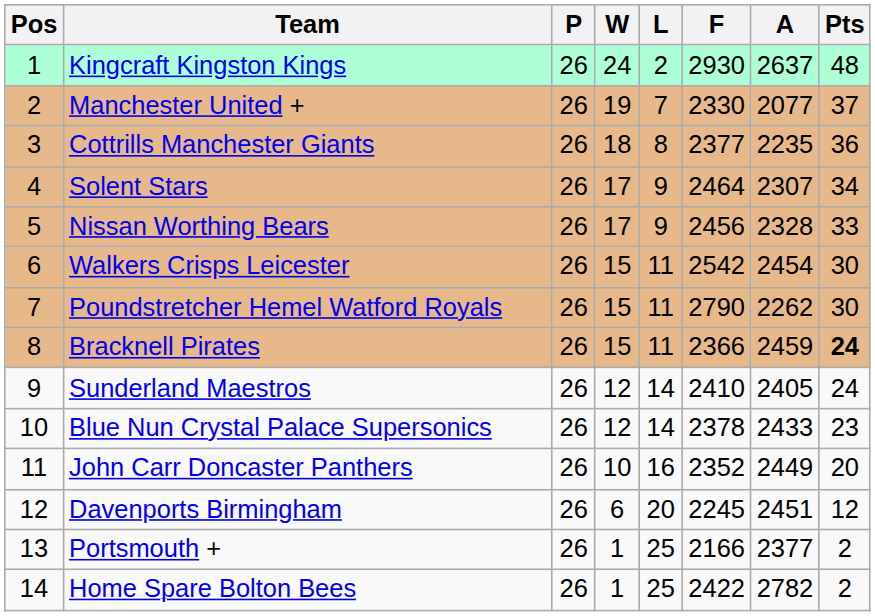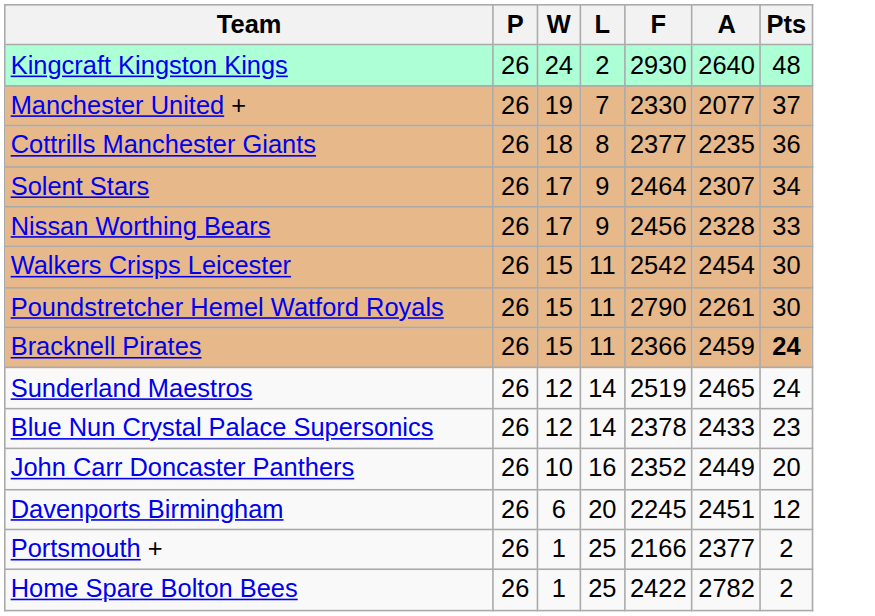- column: (34, 24)
(785, 65) 2637 -> (727, 65) 2640
(785, 307) 2262 -> (727, 307) 2261
(717, 387) 2410 -> (658, 387) 2519
(785, 387) 2405 -> (727, 387) 2465
